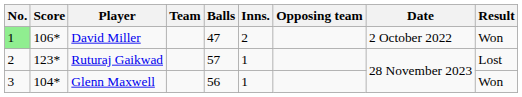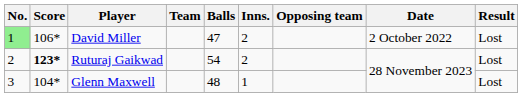(491, 37) Won -> (490, 37) Lost
(47, 59) normal -> (47, 59) bold
(214, 59) 57 -> (214, 59) 54
(245, 59) 1 -> (245, 59) 2
(214, 81) 56 -> (214, 81) 48
(491, 81) Won -> (490, 81) Lost
